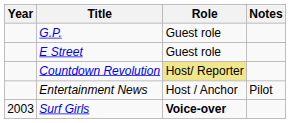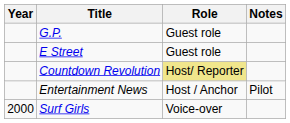(20, 109) 2003 -> (20, 109) 2000
(196, 109) bold -> (194, 109) normal
